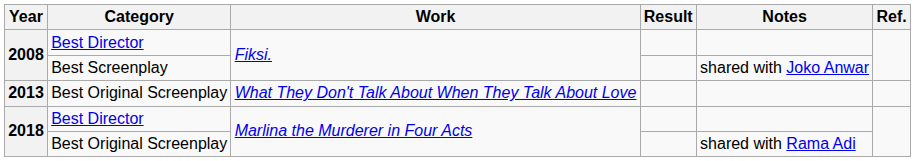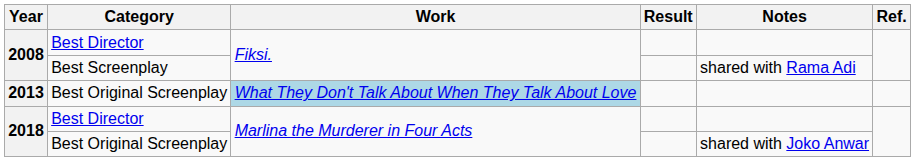(785, 67) shared with Joko Anwar -> (778, 67) shared with Rama Adi
(436, 93) no background -> (436, 93) lightblue background
(778, 144) shared with Rama Adi -> (785, 144) shared with Joko Anwar
